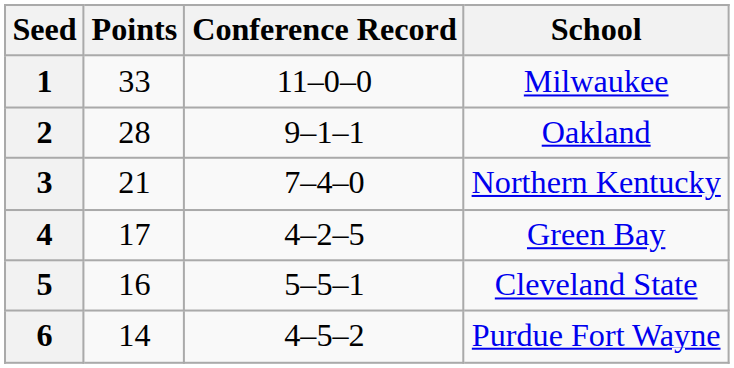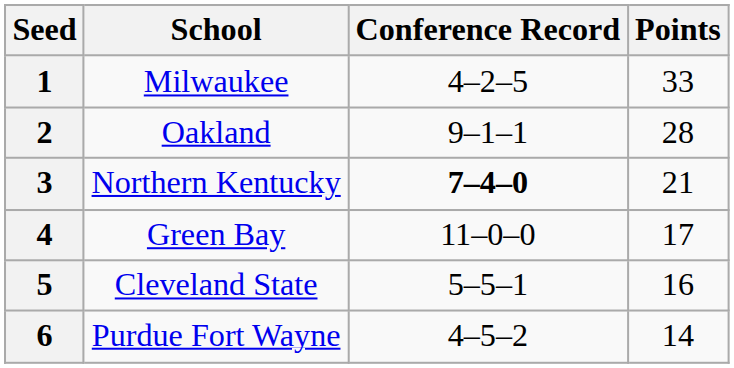columns swapped: (596, 30) <-> (134, 30)
(324, 81) 11–0–0 -> (488, 81) 4–2–5
(324, 183) normal -> (488, 183) bold
(324, 234) 4–2–5 -> (488, 234) 11–0–0
